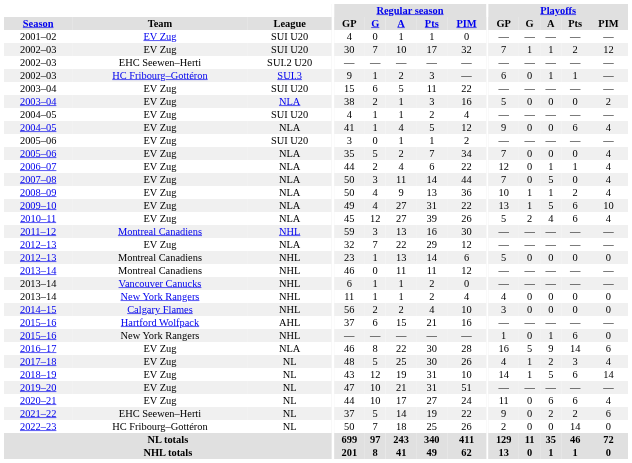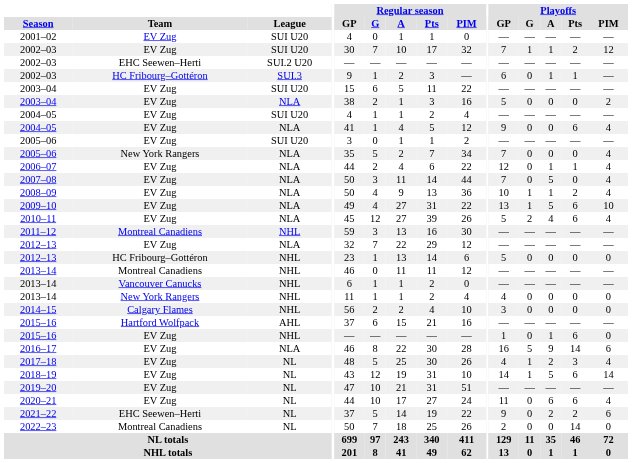(160, 153) EV Zug -> (160, 153) New York Rangers
(160, 257) Montreal Canadiens -> (160, 257) HC Fribourg–Gottéron
(160, 335) New York Rangers -> (160, 335) EV Zug
(160, 426) HC Fribourg–Gottéron -> (160, 426) Montreal Canadiens
